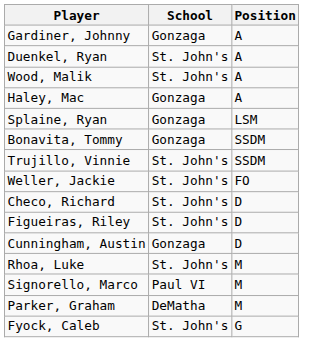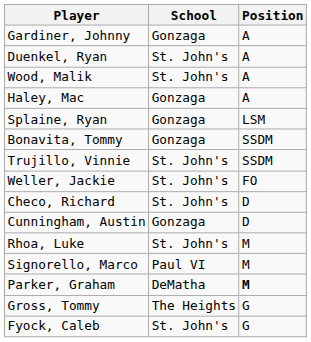- row: (69, 223)
(238, 306) normal -> (246, 285) bold
+ row: (54, 306)
